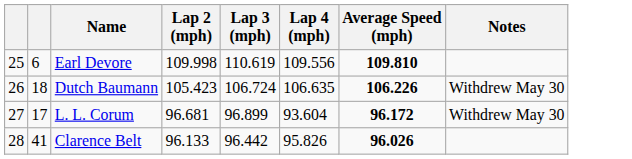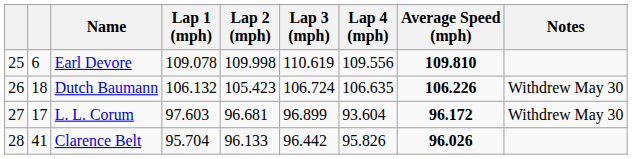+ column: (191, 27)
